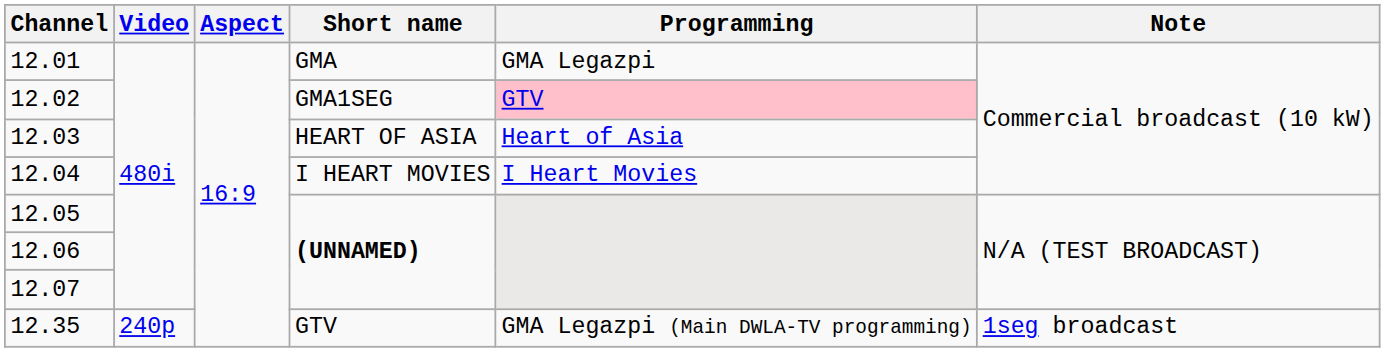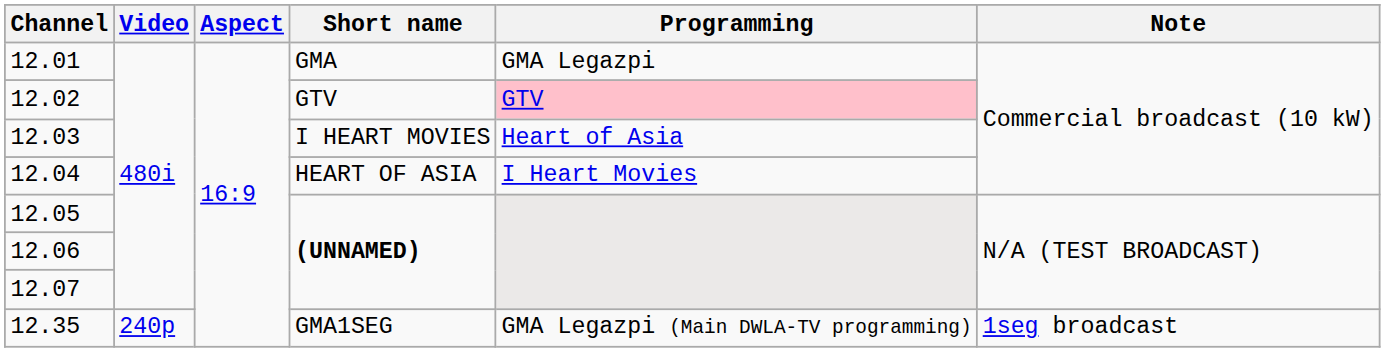(344, 100) GMA1SEG -> (316, 100) GTV
(386, 138) HEART OF ASIA -> (393, 138) I HEART MOVIES
(393, 176) I HEART MOVIES -> (386, 176) HEART OF ASIA
(316, 327) GTV -> (344, 327) GMA1SEG
